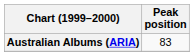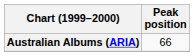(166, 42) 83 -> (166, 42) 66
